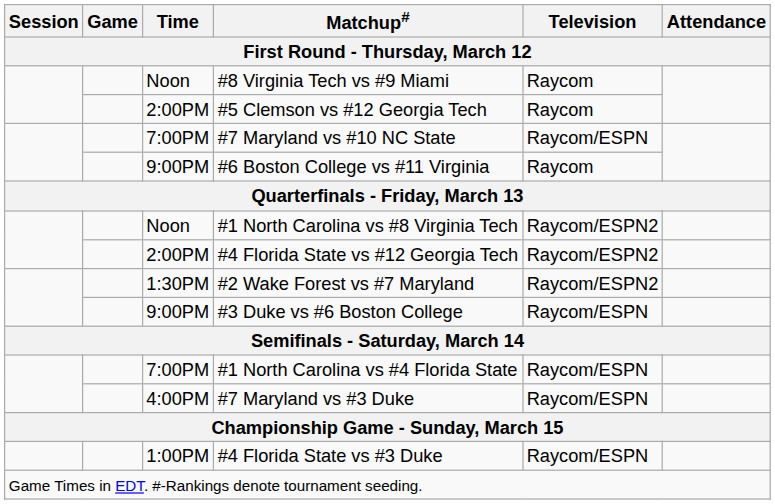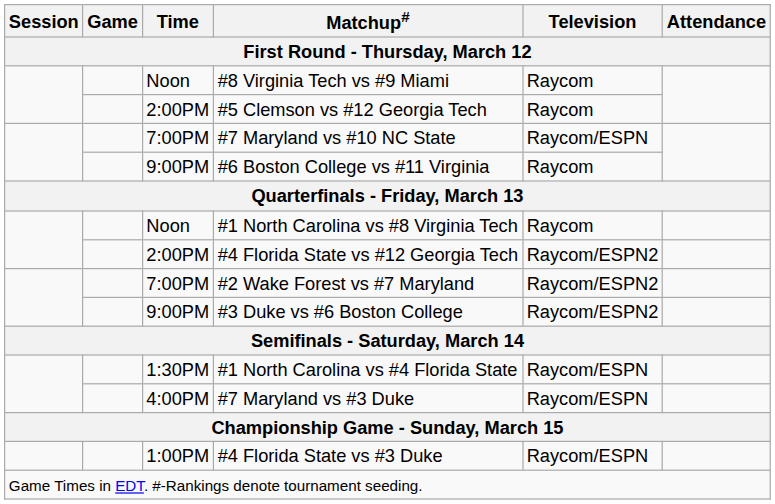(593, 225) Raycom/ESPN2 -> (560, 225) Raycom
(178, 283) 1:30PM -> (178, 283) 7:00PM
(587, 312) Raycom/ESPN -> (593, 312) Raycom/ESPN2
(178, 369) 7:00PM -> (178, 369) 1:30PM
